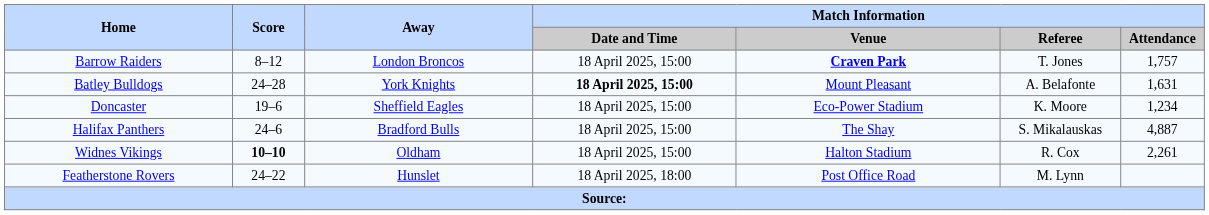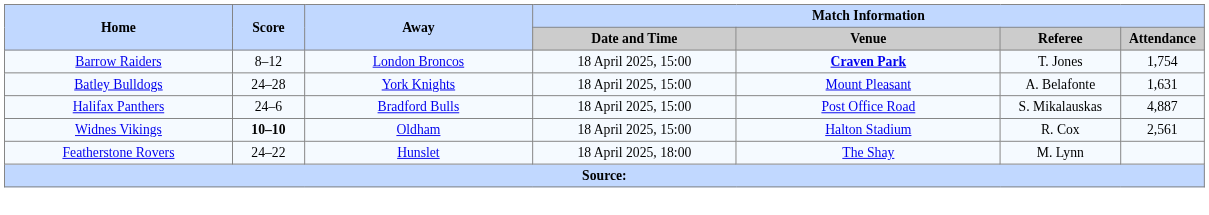(1162, 61) 1,757 -> (1162, 61) 1,754
(634, 84) bold -> (634, 84) normal
- row: (118, 107)
(868, 129) The Shay -> (868, 107) Post Office Road
(1162, 152) 2,261 -> (1162, 129) 2,561
(868, 175) Post Office Road -> (868, 152) The Shay
